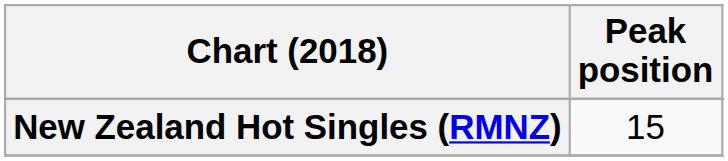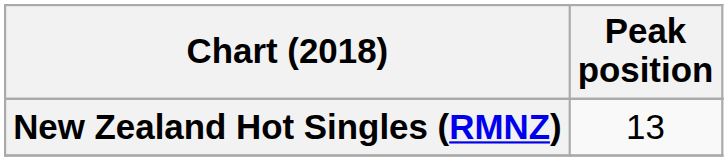(645, 126) 15 -> (645, 126) 13
